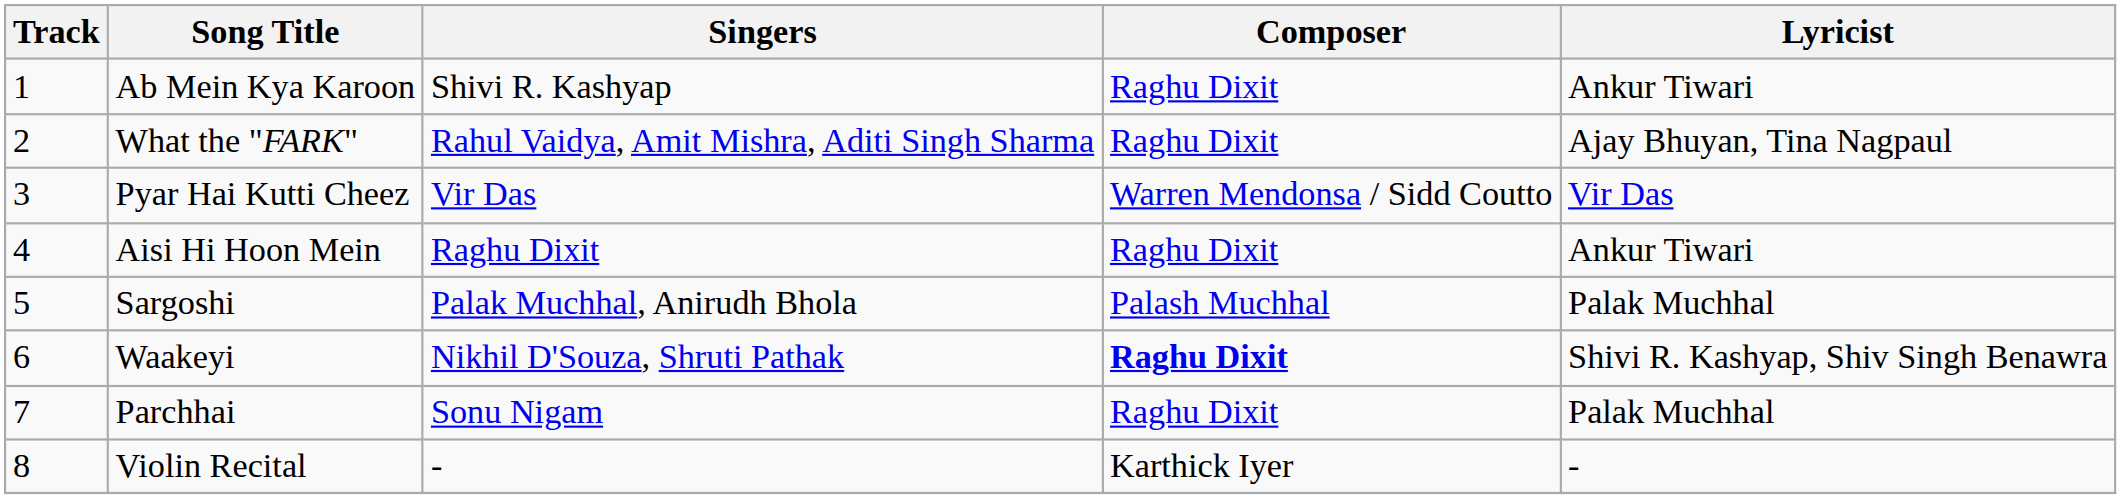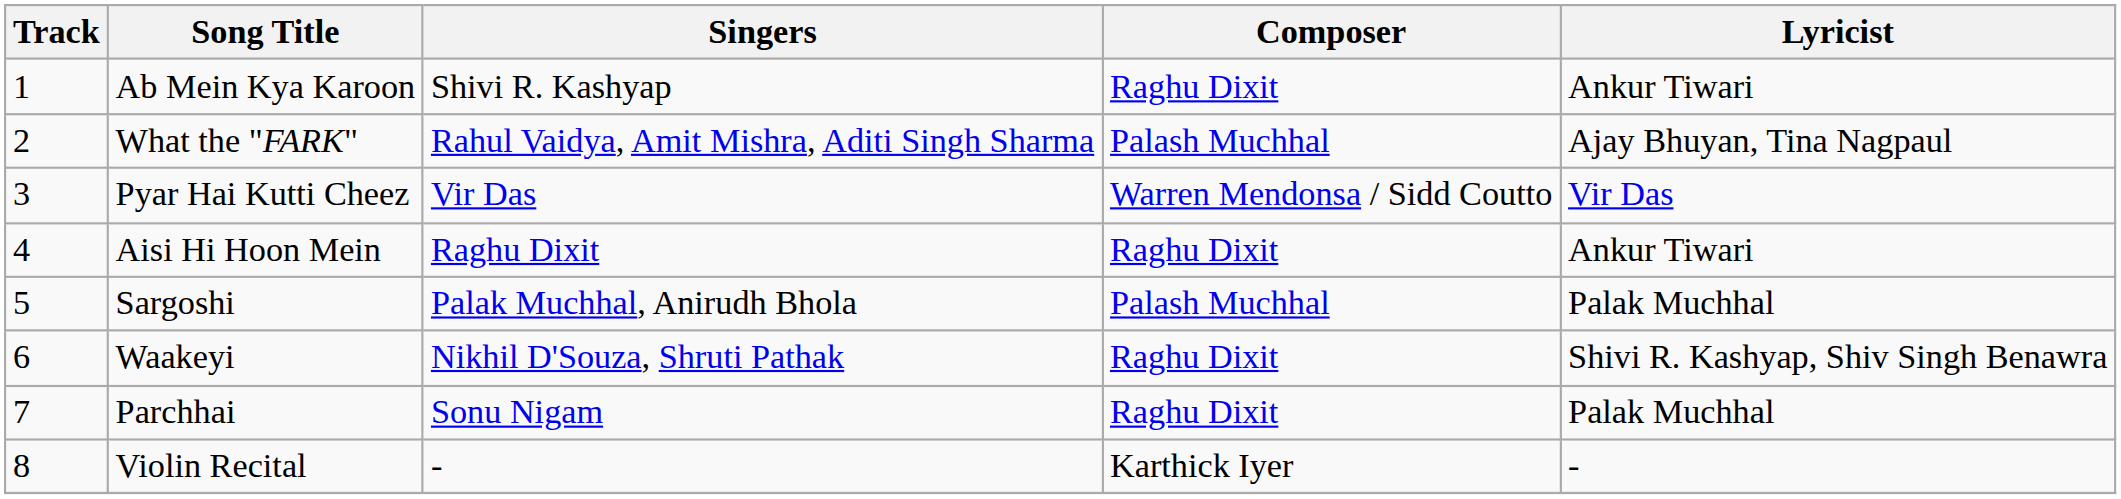(1194, 140) Raghu Dixit -> (1220, 140) Palash Muchhal
(1199, 357) bold -> (1194, 357) normal
